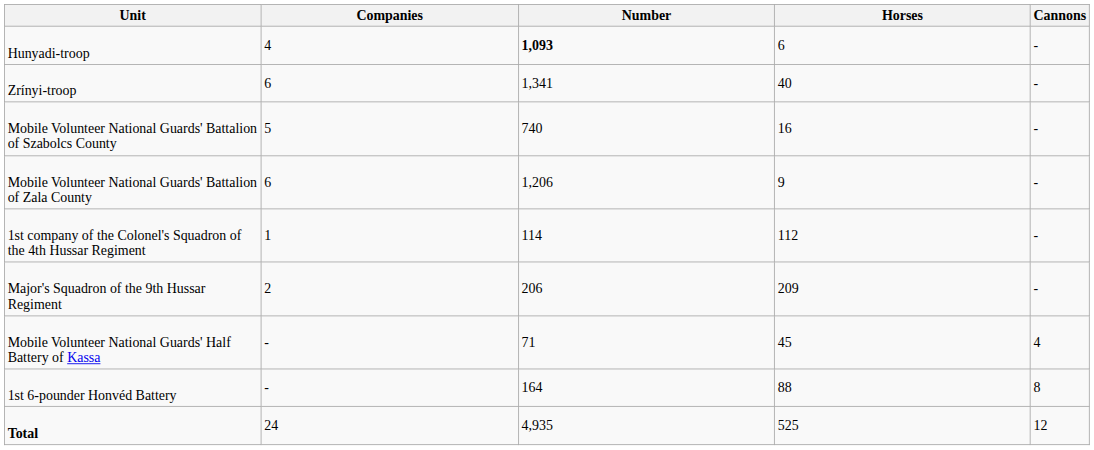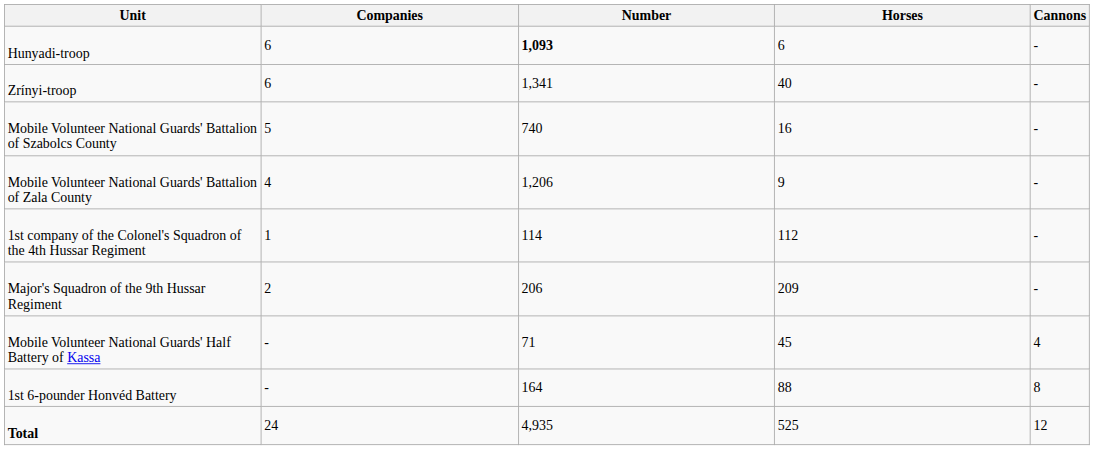(268, 45) 4 -> (268, 45) 6
(268, 182) 6 -> (268, 182) 4
